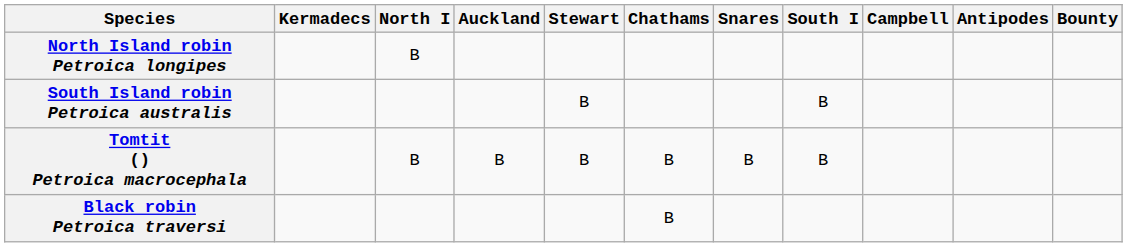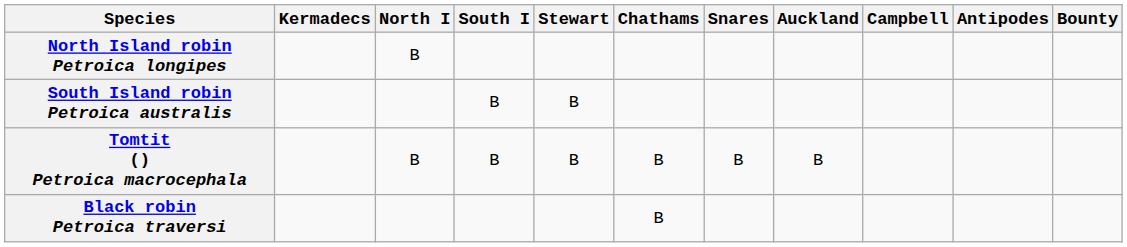columns swapped: (823, 19) <-> (499, 19)
